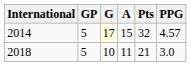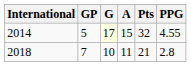(170, 33) 4.57 -> (170, 33) 4.55
(84, 52) 5 -> (84, 52) 7
(167, 52) 3.0 -> (167, 52) 2.8
